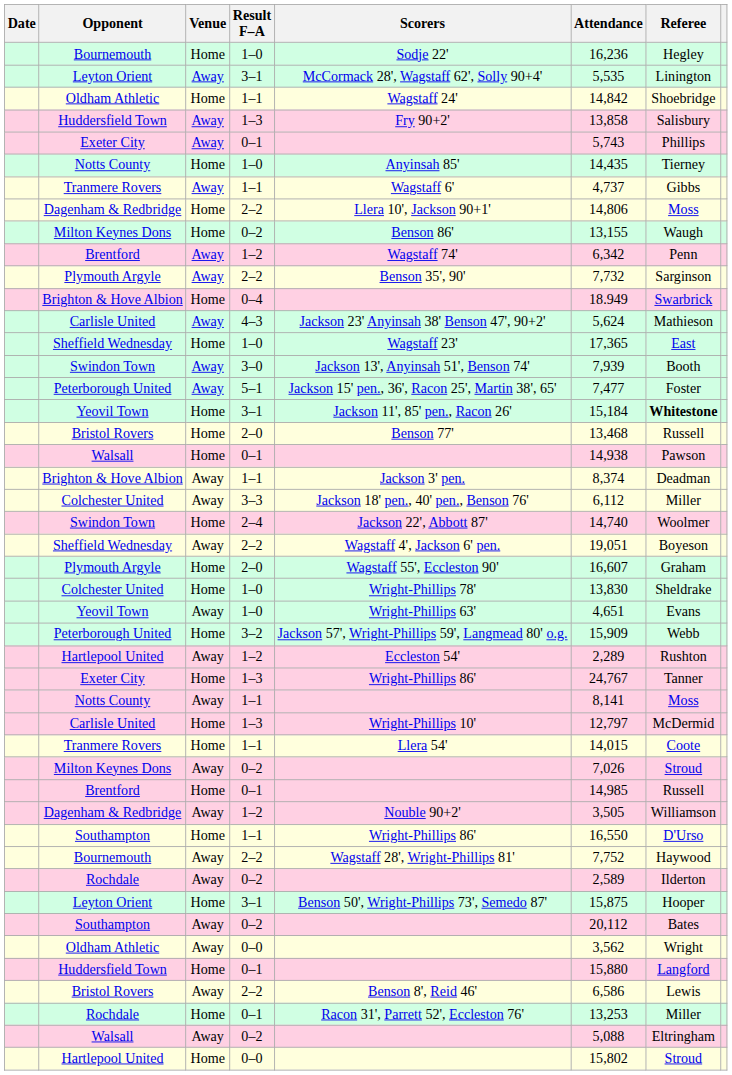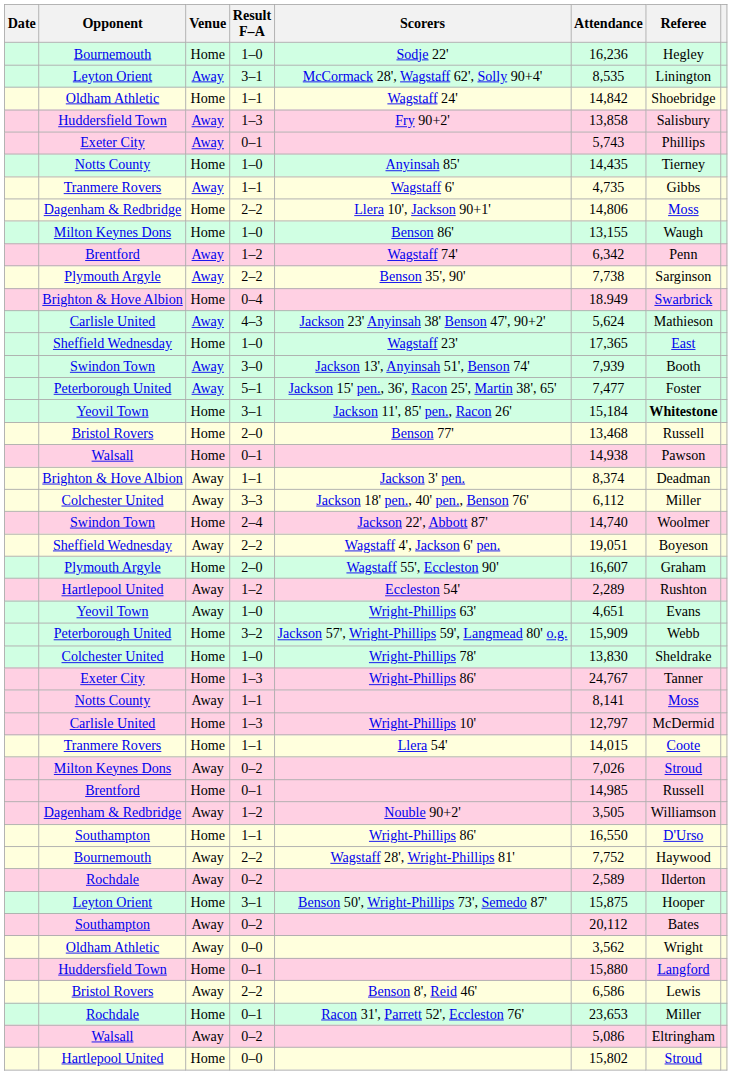(608, 76) 5,535 -> (608, 76) 8,535
(608, 187) 4,737 -> (608, 187) 4,735
(252, 232) 0–2 -> (252, 232) 1–0
(608, 277) 7,732 -> (608, 277) 7,738
rows swapped: (113, 589) <-> (113, 656)
(608, 1014) 13,253 -> (608, 1014) 23,653
(608, 1036) 5,088 -> (608, 1036) 5,086
